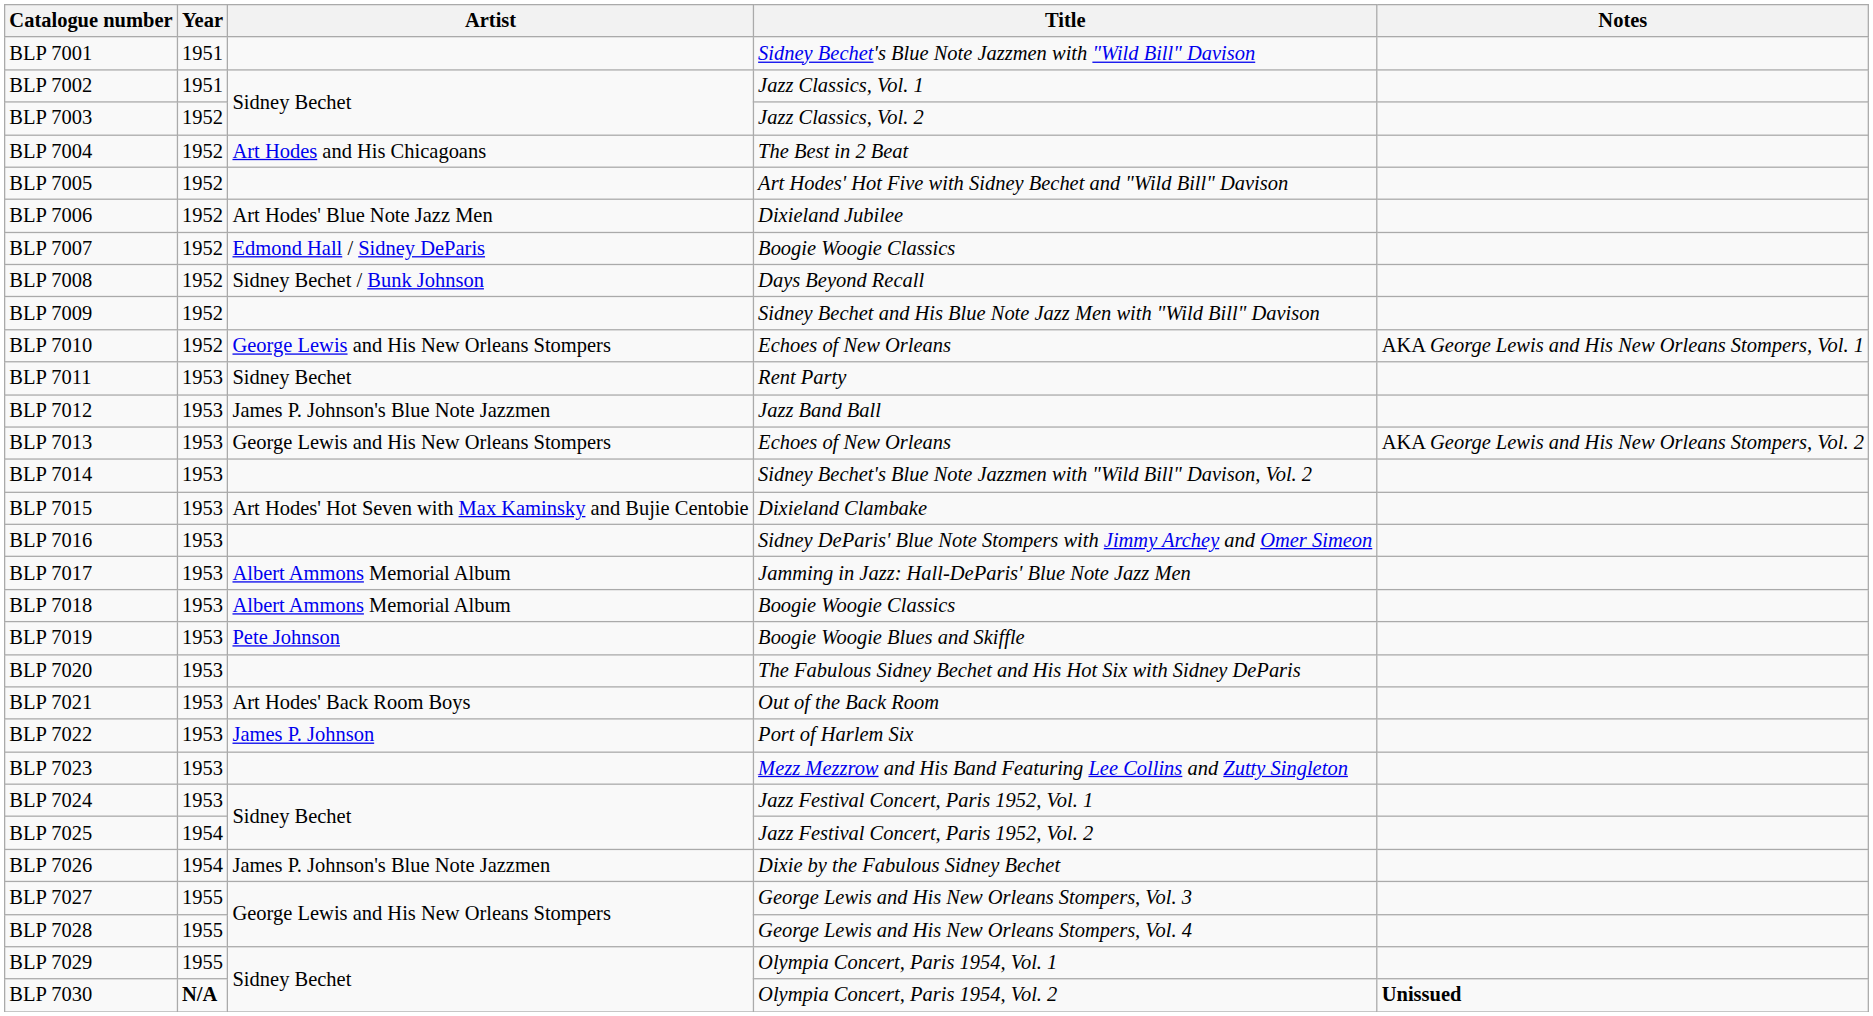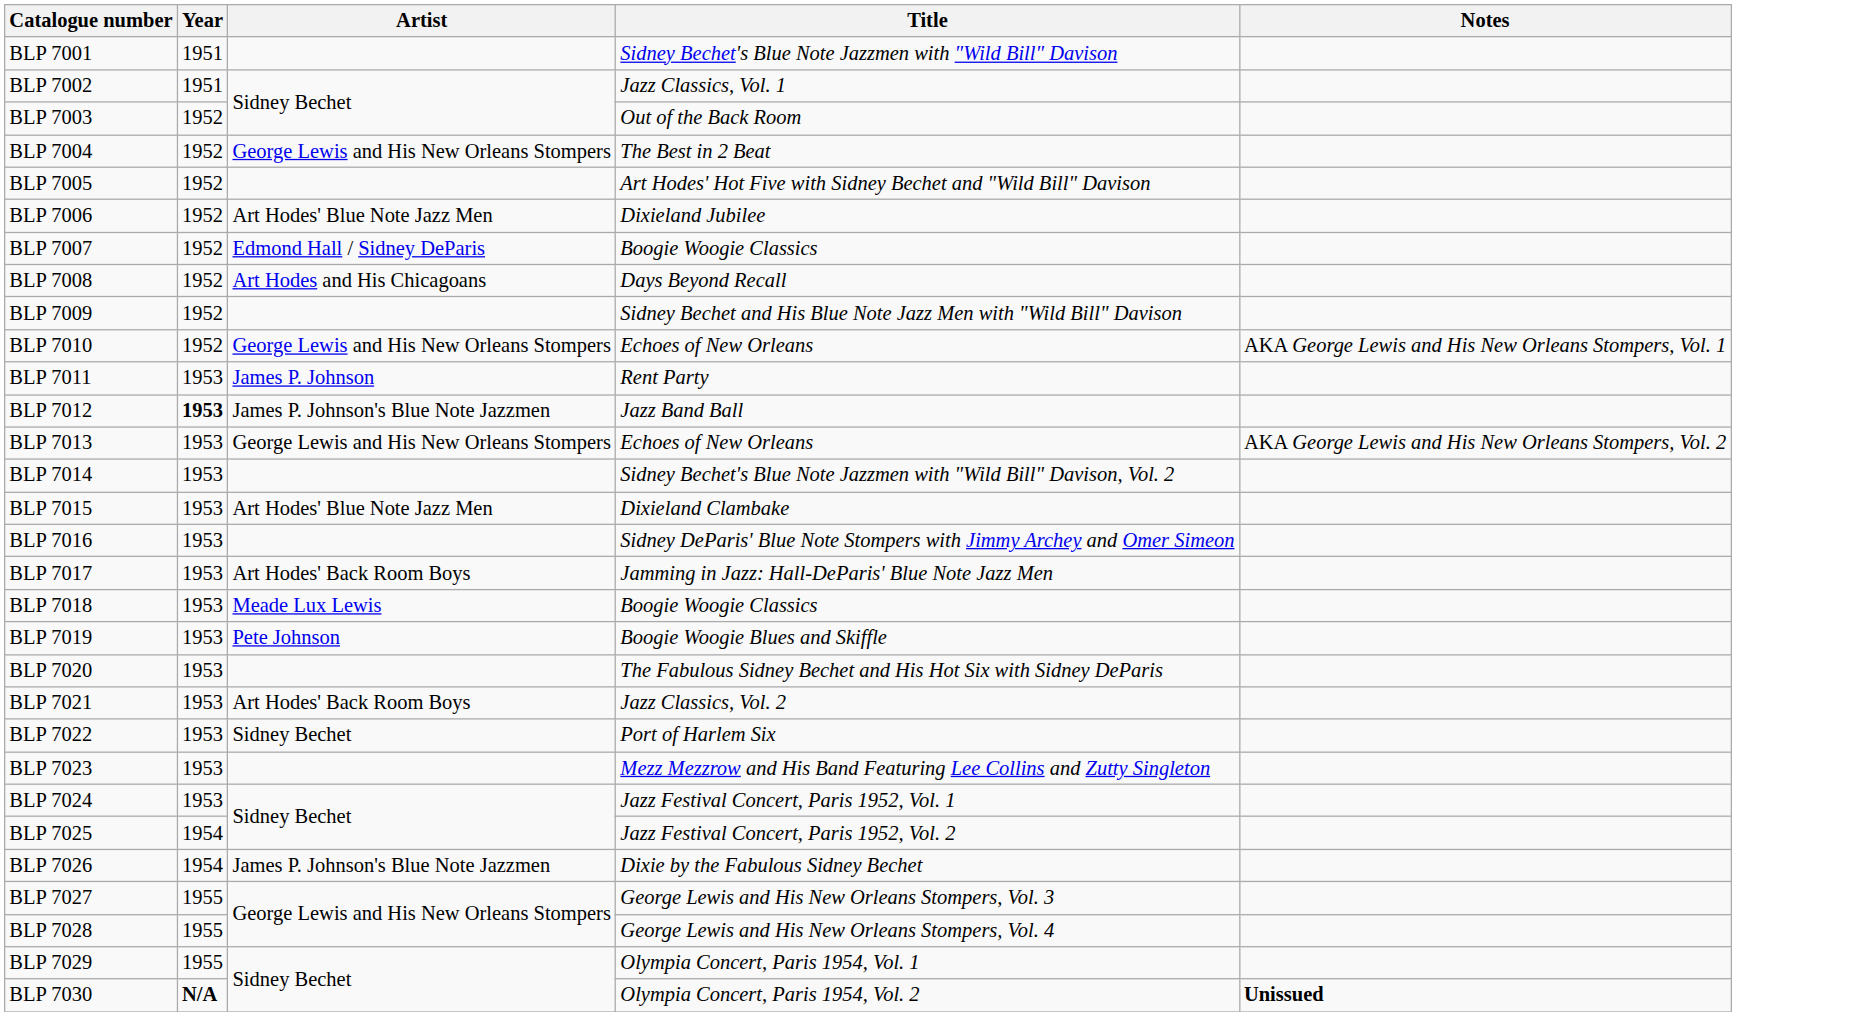(841, 118) Jazz Classics, Vol. 2 -> (711, 118) Out of the Back Room
(359, 150) Art Hodes and His Chicagoans -> (422, 150) George Lewis and His New Orleans Stompers
(358, 280) Sidney Bechet / Bunk Johnson -> (359, 280) Art Hodes and His Chicagoans
(292, 378) Sidney Bechet -> (303, 378) James P. Johnson
(203, 410) normal -> (203, 410) bold
(491, 507) Art Hodes' Hot Seven with Max Kaminsky and Bujie Centobie -> (363, 507) Art Hodes' Blue Note Jazz Men
(372, 572) Albert Ammons Memorial Album -> (352, 572) Art Hodes' Back Room Boys
(372, 605) Albert Ammons Memorial Album -> (307, 605) Meade Lux Lewis
(849, 702) Out of the Back Room -> (703, 702) Jazz Classics, Vol. 2
(303, 735) James P. Johnson -> (292, 735) Sidney Bechet
